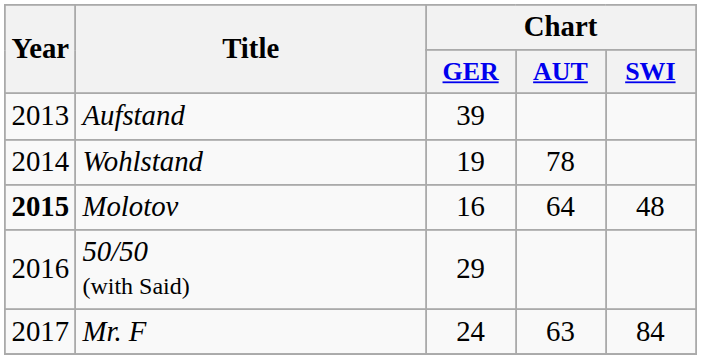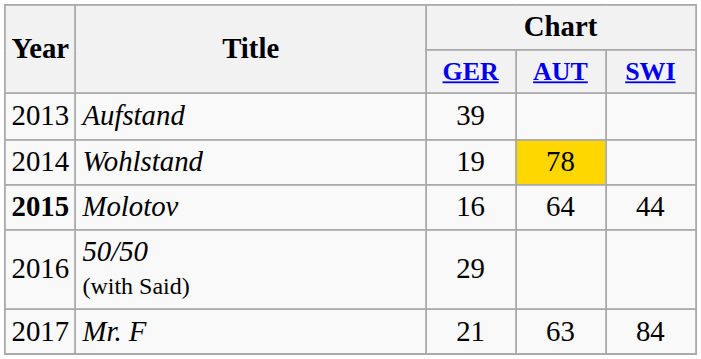(560, 161) no background -> (560, 161) gold background
(650, 207) 48 -> (650, 207) 44
(471, 330) 24 -> (471, 330) 21
